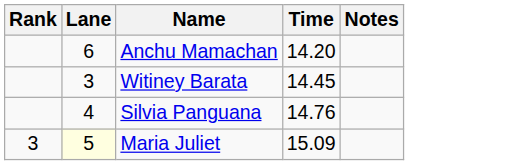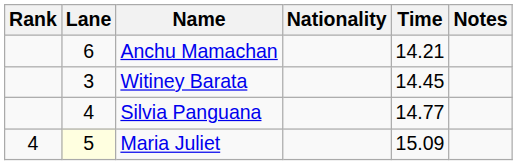+ column: (337, 19)
(311, 50) 14.20 -> (420, 50) 14.21
(311, 112) 14.76 -> (420, 112) 14.77
(33, 143) 3 -> (33, 143) 4
